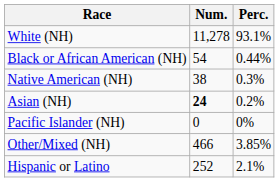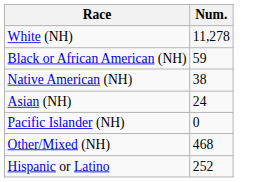- column: (254, 15)
(200, 58) 54 -> (200, 58) 59
(200, 101) bold -> (200, 101) normal
(203, 144) 466 -> (203, 144) 468
